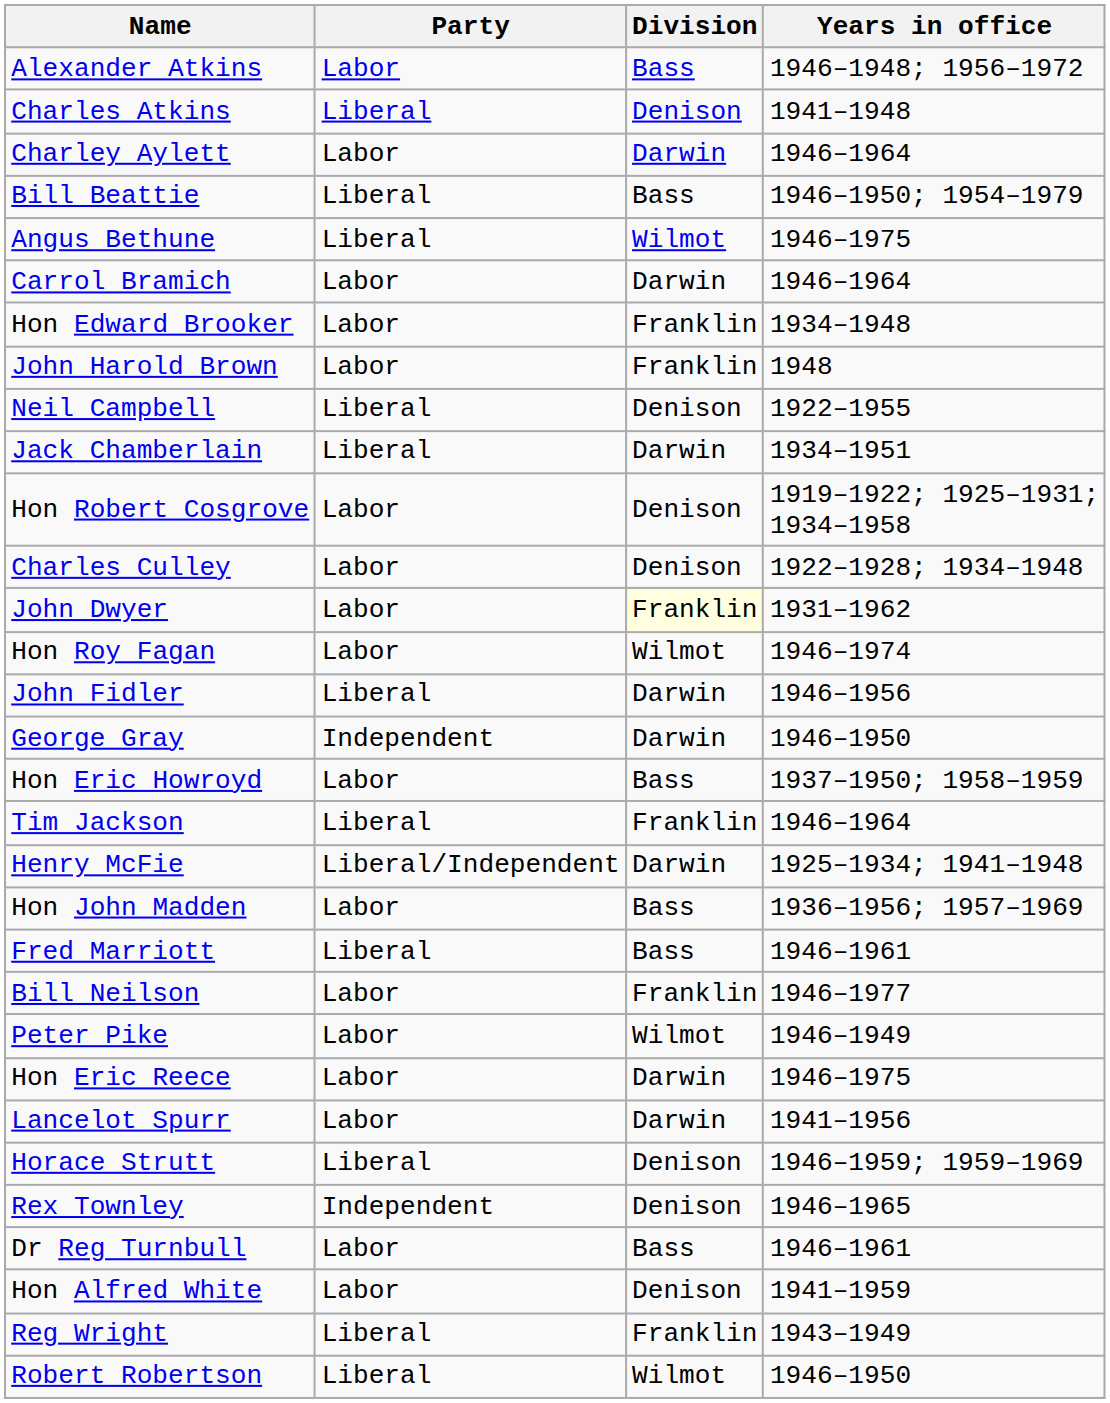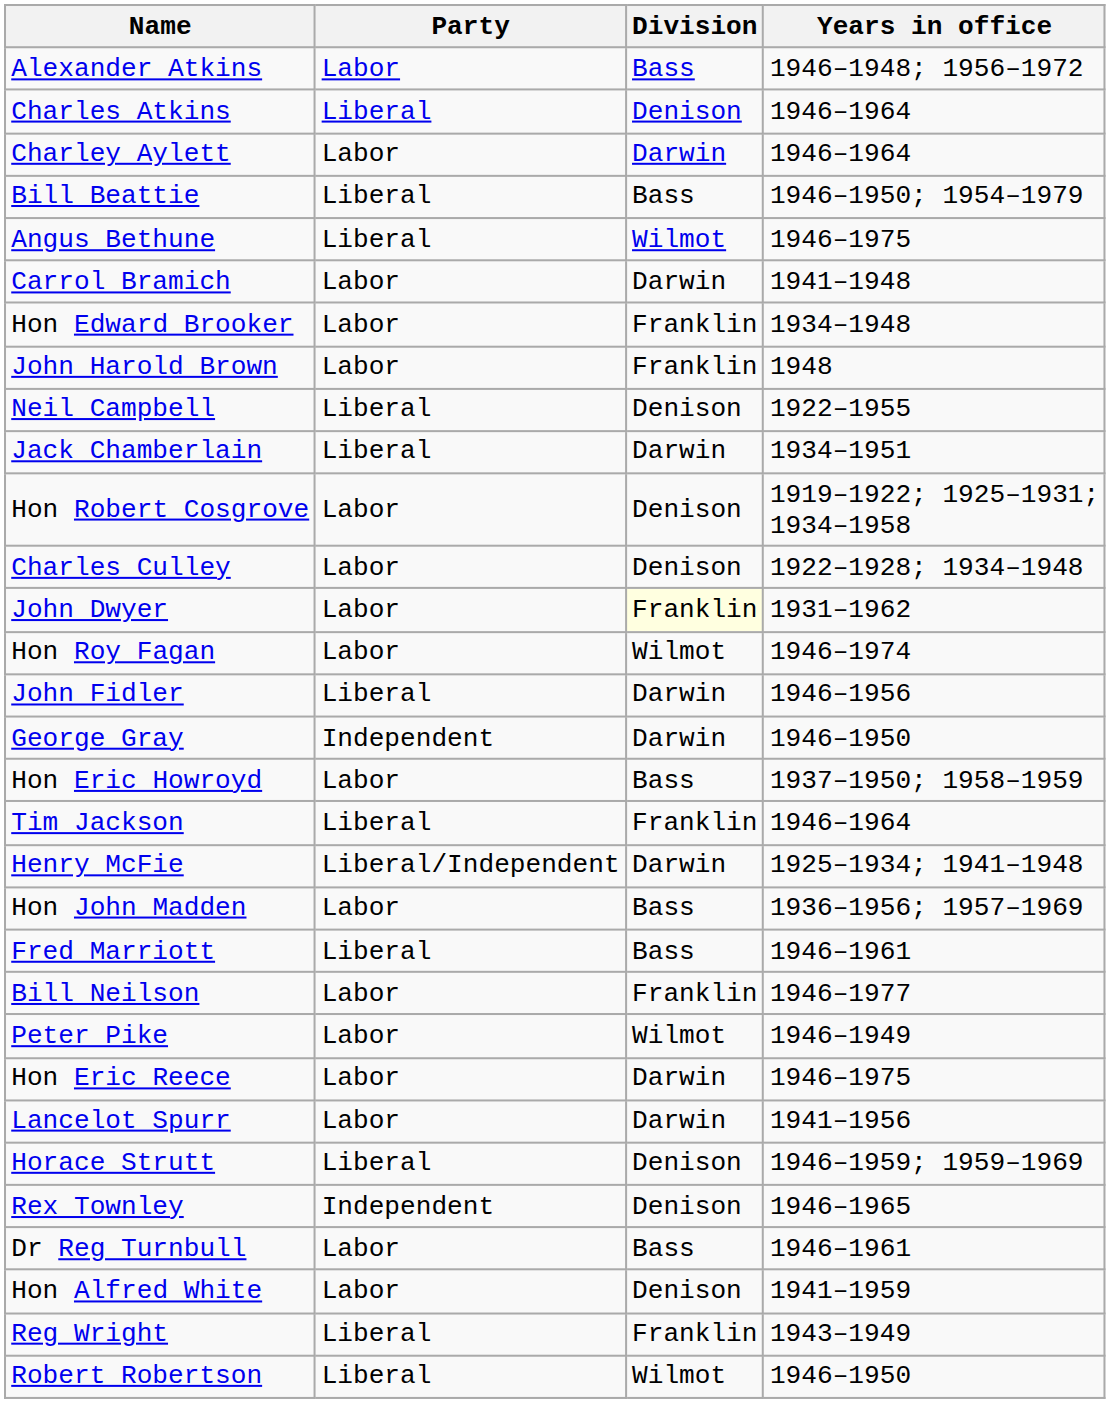(841, 111) 1941–1948 -> (841, 111) 1946–1964
(841, 282) 1946–1964 -> (841, 282) 1941–1948
